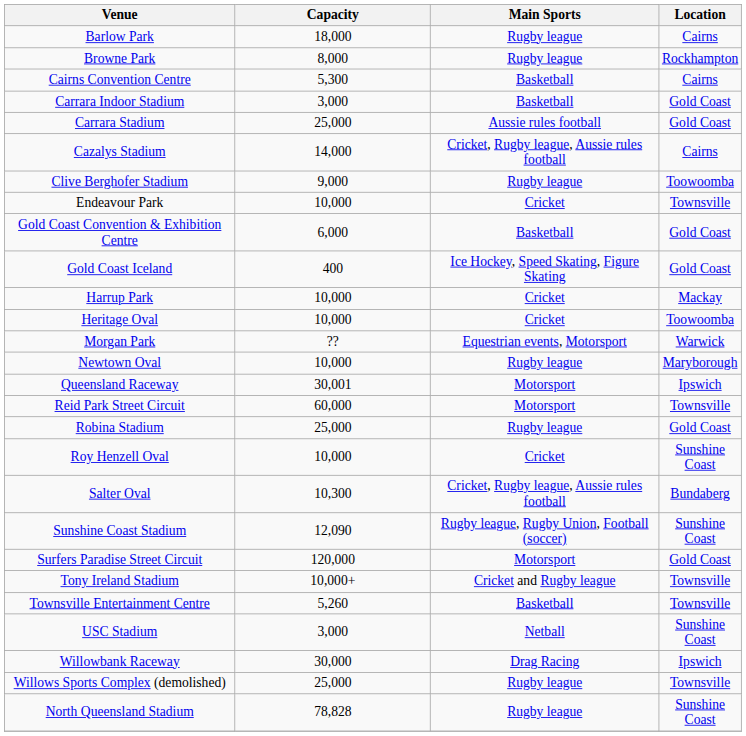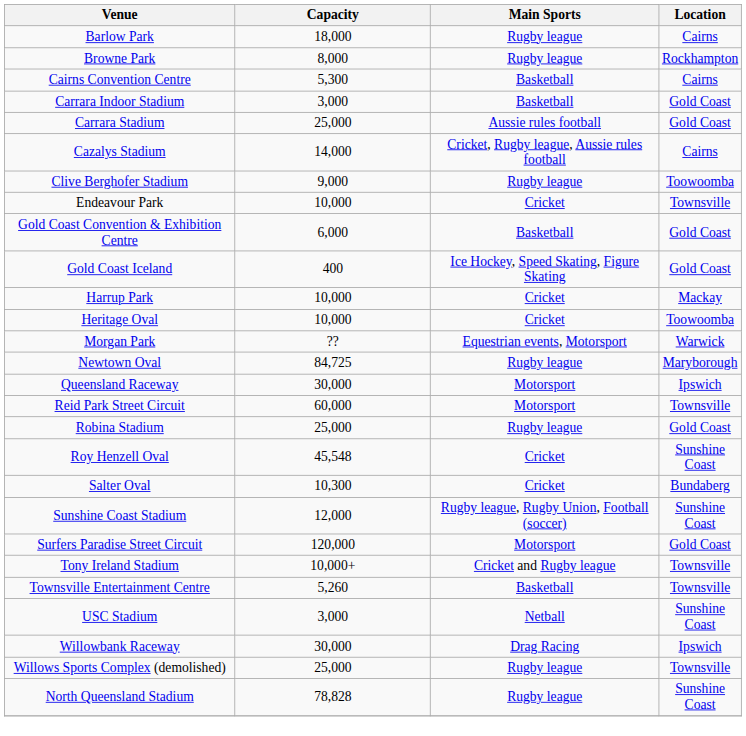(333, 363) 10,000 -> (333, 363) 84,725
(333, 384) 30,001 -> (333, 384) 30,000
(333, 457) 10,000 -> (333, 457) 45,548
(545, 493) Cricket, Rugby league, Aussie rules football -> (545, 486) Cricket
(333, 530) 12,090 -> (333, 515) 12,000
